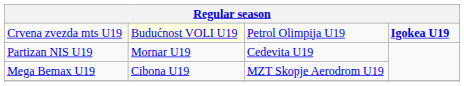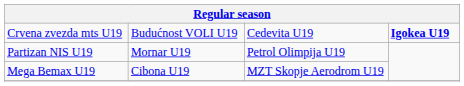(184, 33) lightyellow background -> (184, 33) no background
(296, 33) Petrol Olimpija U19 -> (280, 33) Cedevita U19
(280, 52) Cedevita U19 -> (296, 52) Petrol Olimpija U19
